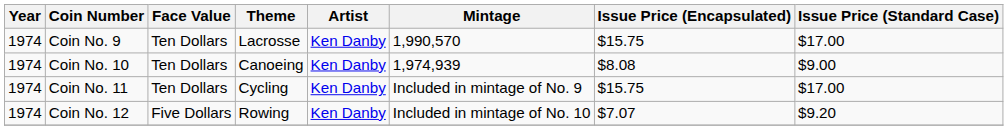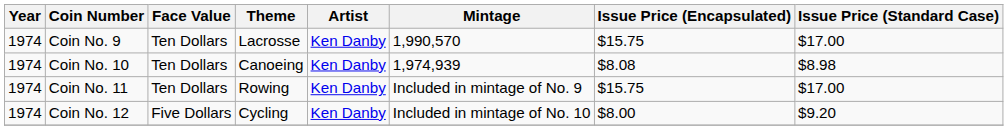(817, 64) $9.00 -> (817, 64) $8.98
(263, 88) Cycling -> (264, 88) Rowing
(264, 112) Rowing -> (263, 112) Cycling
(617, 112) $7.07 -> (617, 112) $8.00
